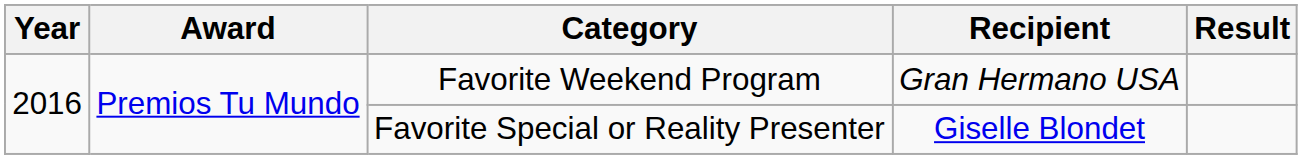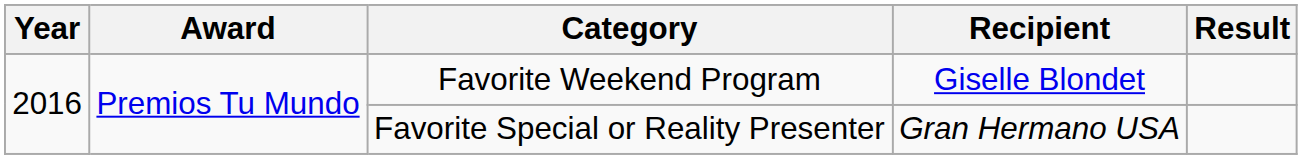(1040, 79) Gran Hermano USA -> (1040, 79) Giselle Blondet
(1040, 128) Giselle Blondet -> (1040, 128) Gran Hermano USA
